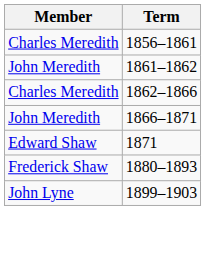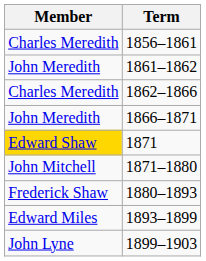(52, 142) no background -> (52, 142) gold background
+ row: (162, 167)
+ row: (162, 218)
